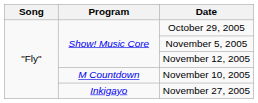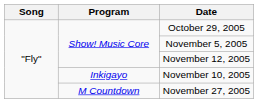(109, 75) M Countdown -> (109, 75) Inkigayo
(109, 91) Inkigayo -> (109, 91) M Countdown
